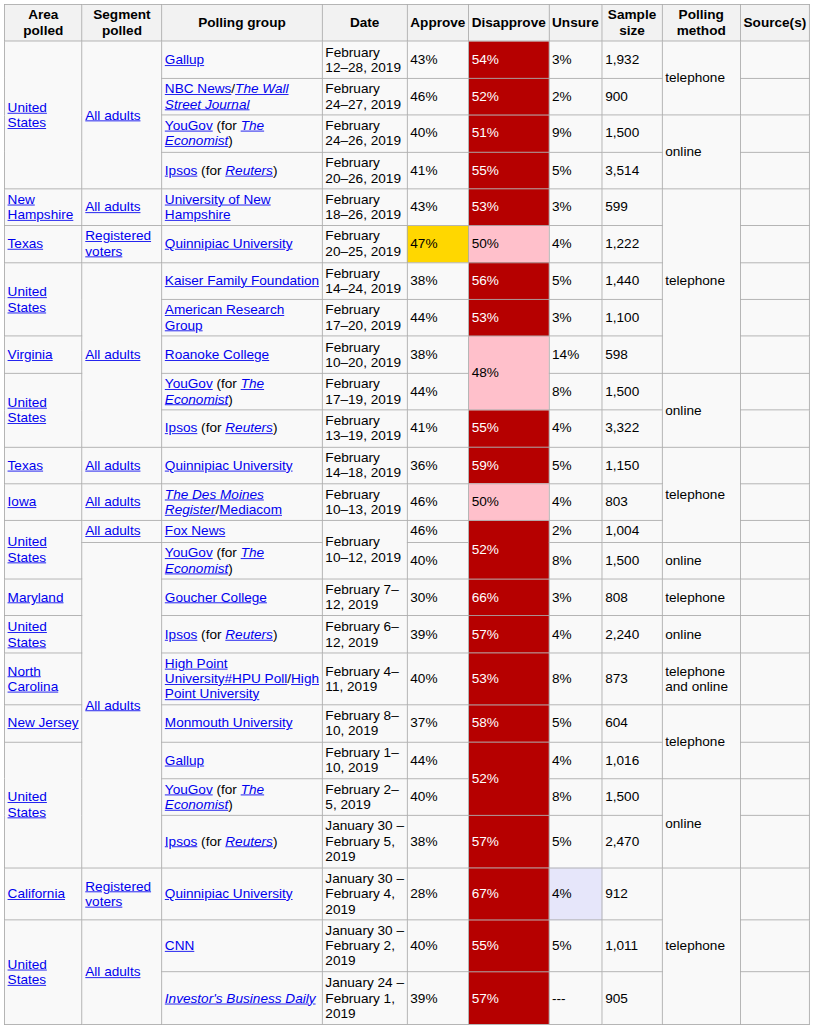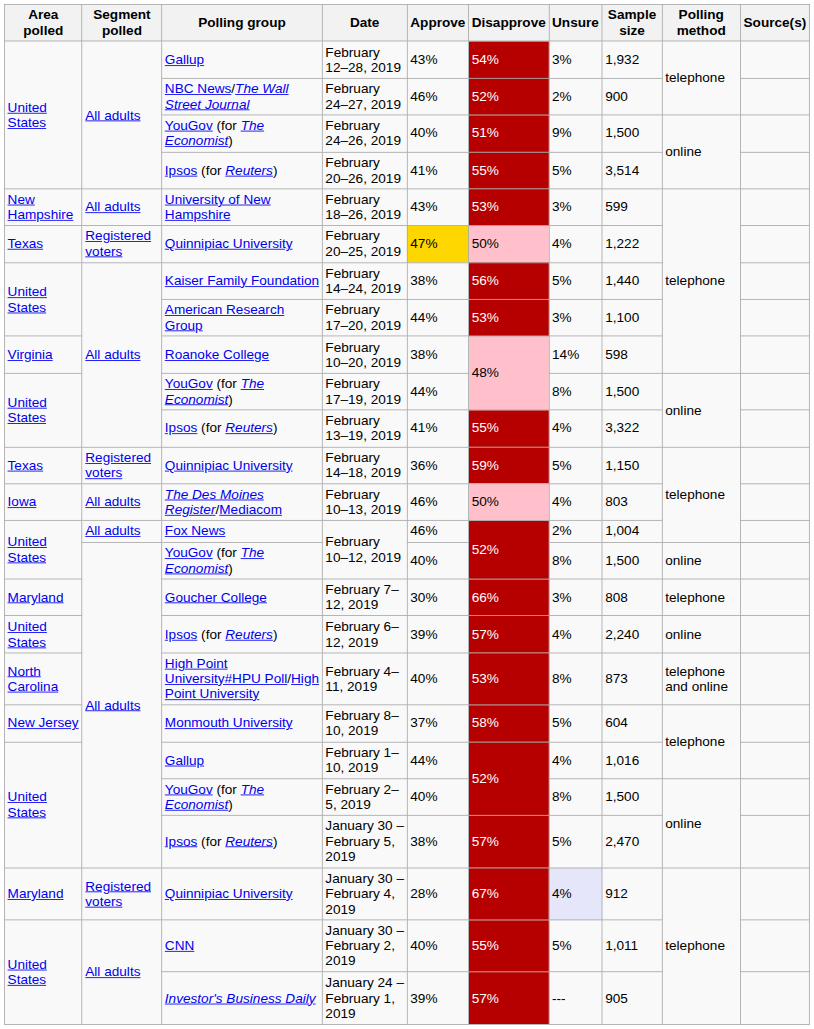(113, 465) All adults -> (118, 465) Registered voters
(36, 893) California -> (36, 893) Maryland
